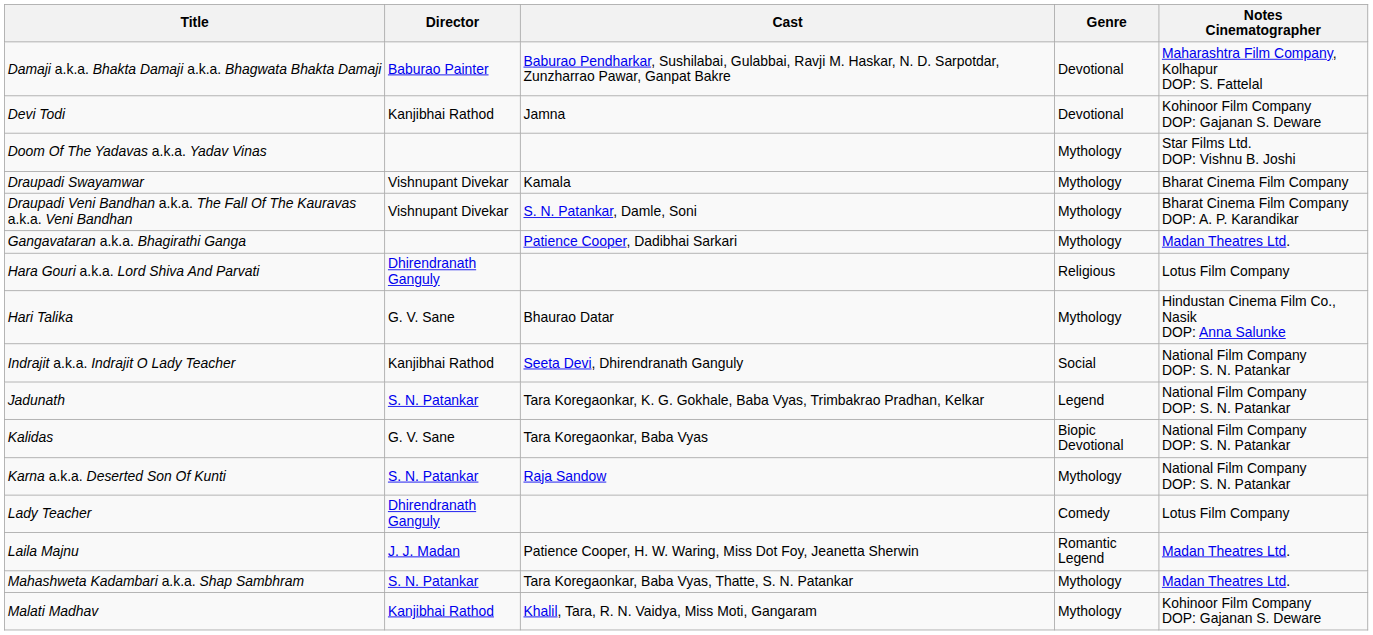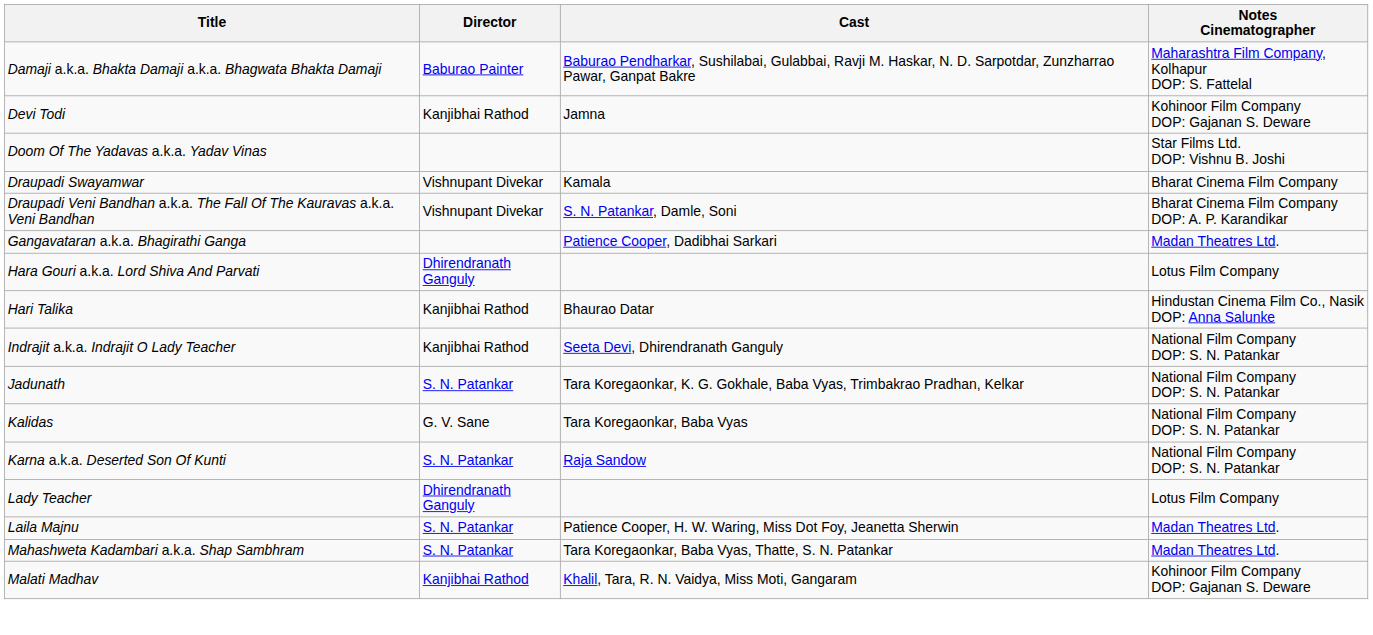- column: (1107, 23)
(421, 317) G. V. Sane -> (476, 309) Kanjibhai Rathod
(424, 551) J. J. Madan -> (468, 528) S. N. Patankar
